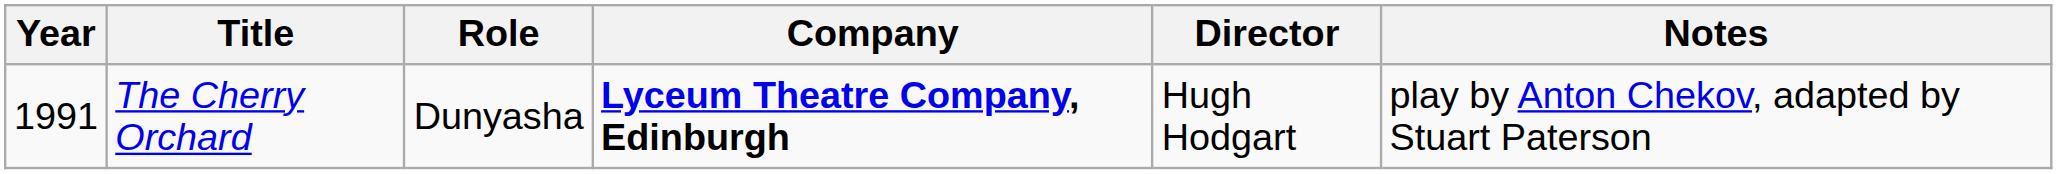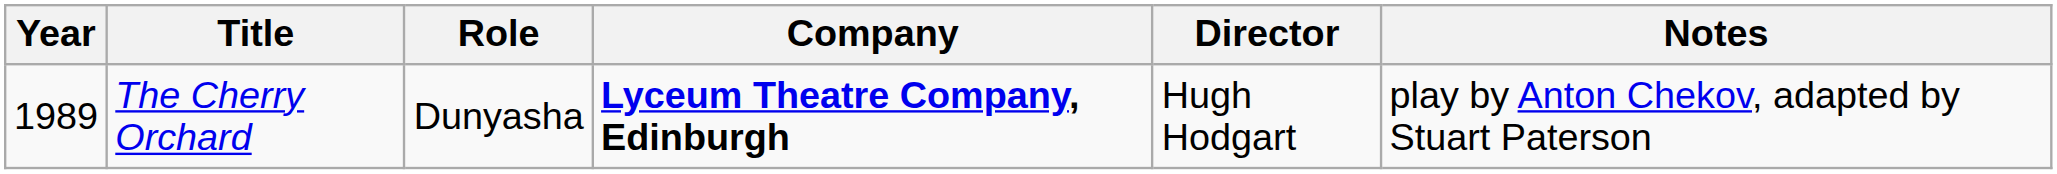(56, 115) 1991 -> (56, 115) 1989
